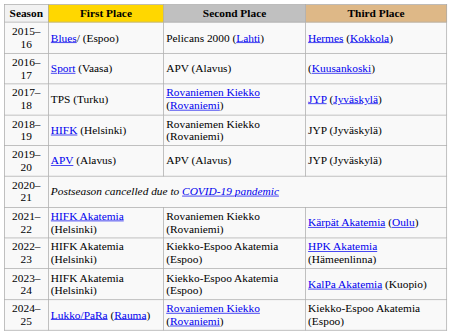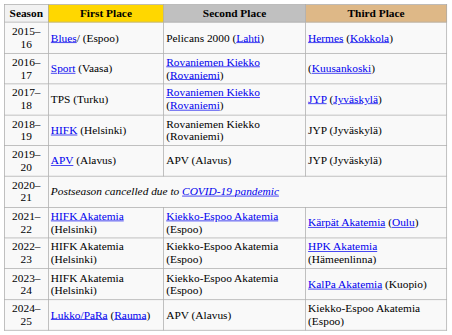(199, 68) APV (Alavus) -> (213, 68) Rovaniemen Kiekko (Rovaniemi)
(213, 222) Rovaniemen Kiekko (Rovaniemi) -> (222, 222) Kiekko-Espoo Akatemia (Espoo)
(213, 315) Rovaniemen Kiekko (Rovaniemi) -> (199, 315) APV (Alavus)
